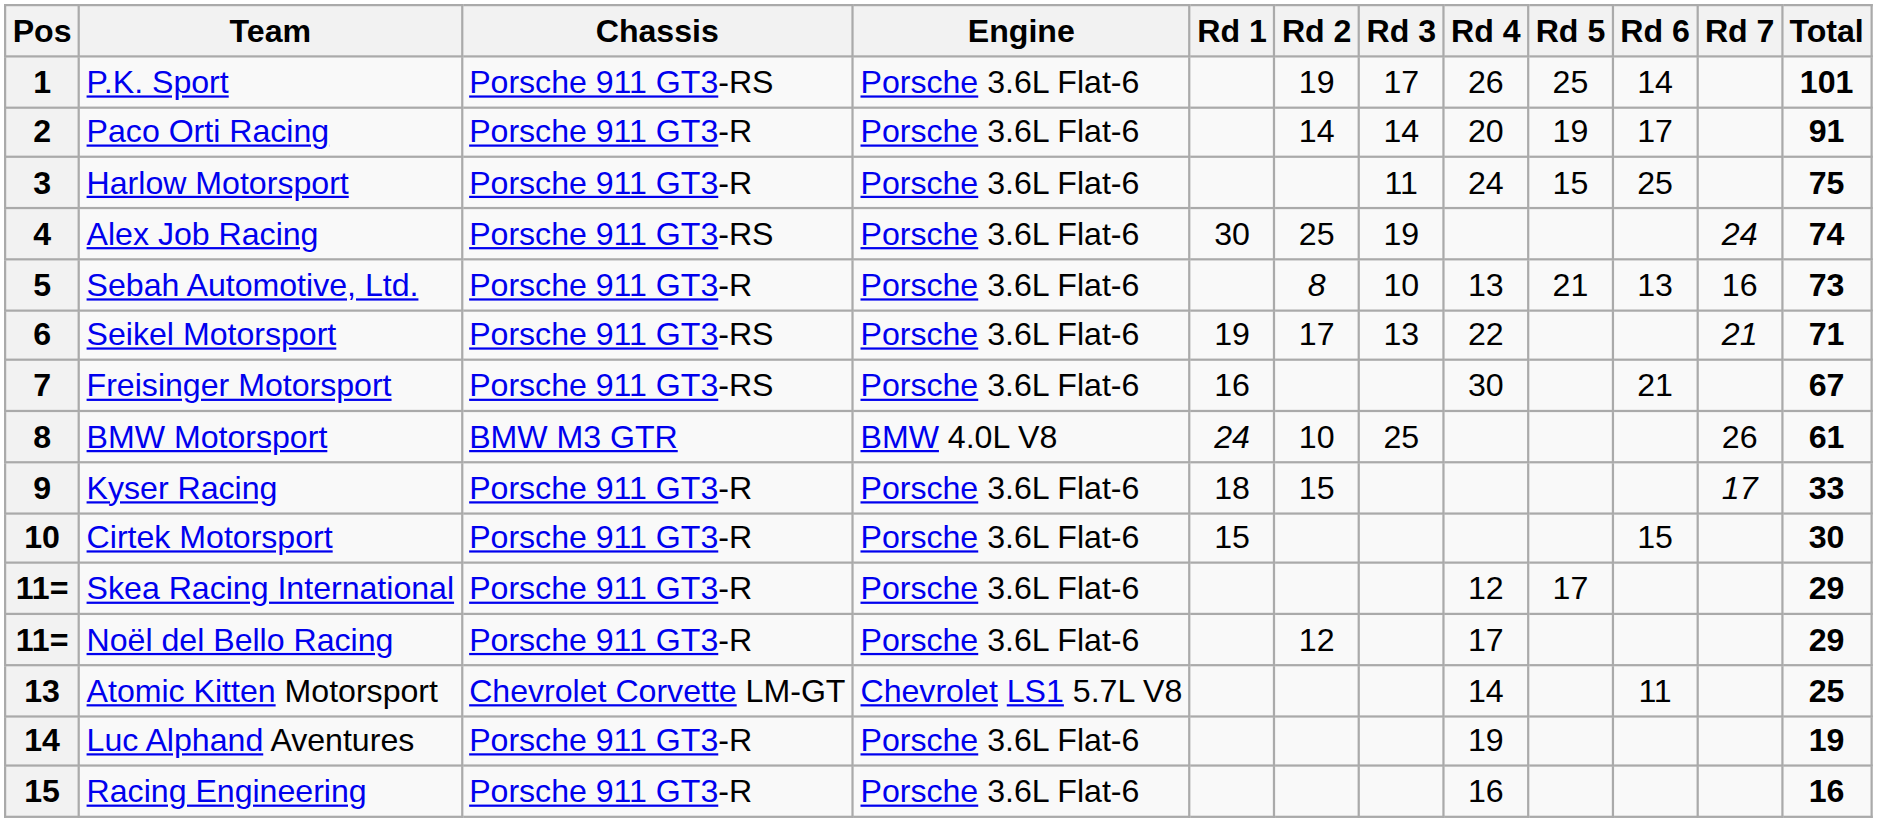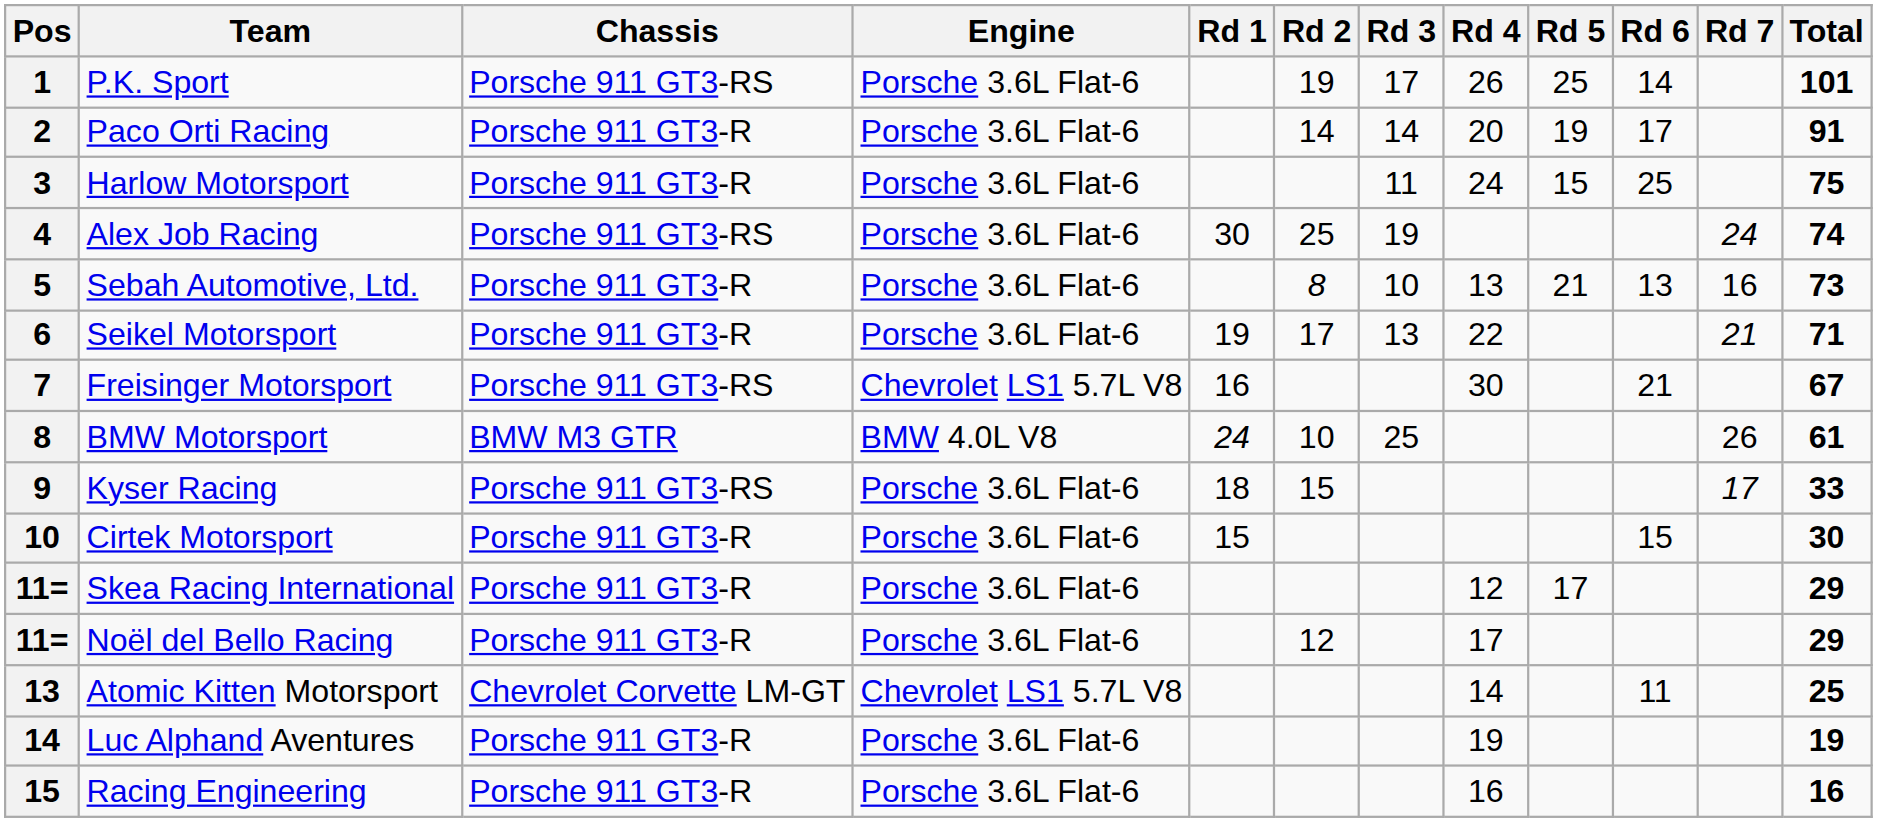(621, 335) Porsche 911 GT3-RS -> (611, 335) Porsche 911 GT3-R
(1000, 386) Porsche 3.6L Flat-6 -> (1021, 386) Chevrolet LS1 5.7L V8
(611, 487) Porsche 911 GT3-R -> (621, 487) Porsche 911 GT3-RS
